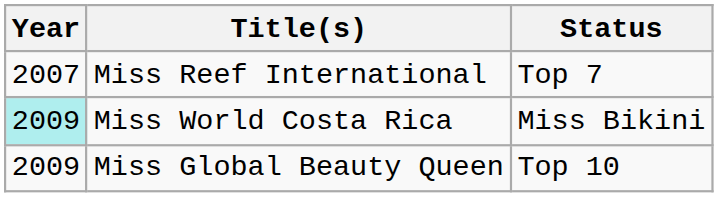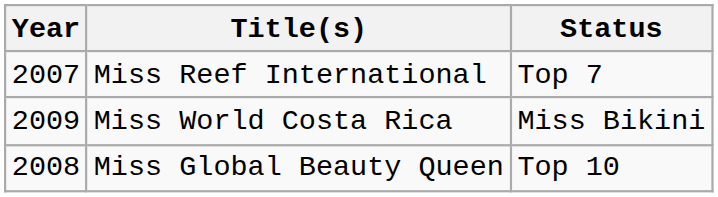(46, 121) paleturquoise background -> (46, 121) no background
(46, 167) 2009 -> (46, 167) 2008
